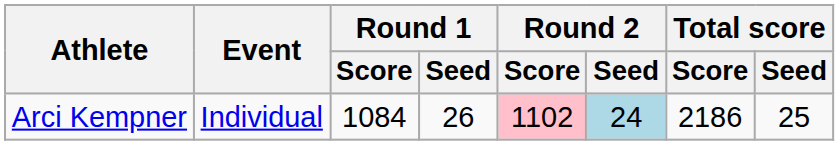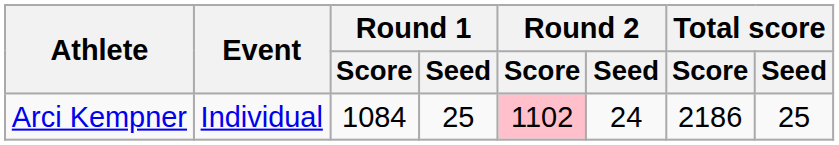(458, 117) 26 -> (458, 117) 25
(626, 117) lightblue background -> (626, 117) no background
